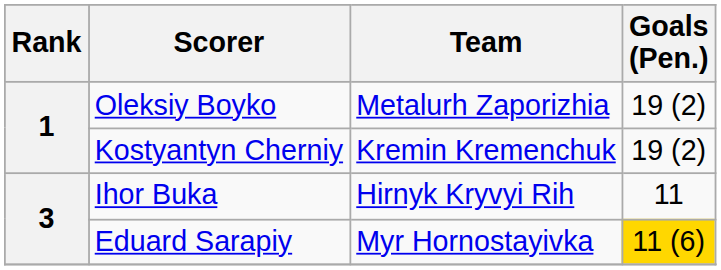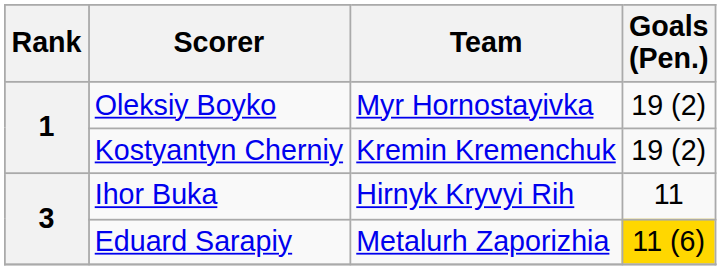(483, 104) Metalurh Zaporizhia -> (475, 104) Myr Hornostayivka
(475, 241) Myr Hornostayivka -> (483, 241) Metalurh Zaporizhia
